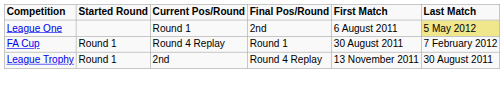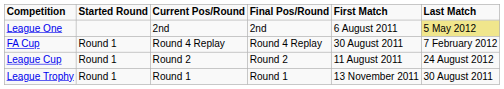(172, 28) Round 1 -> (161, 28) 2nd
(269, 44) Round 1 -> (286, 44) Round 4 Replay
+ row: (34, 60)
(161, 60) 2nd -> (172, 76) Round 1
(286, 60) Round 4 Replay -> (269, 76) Round 1
